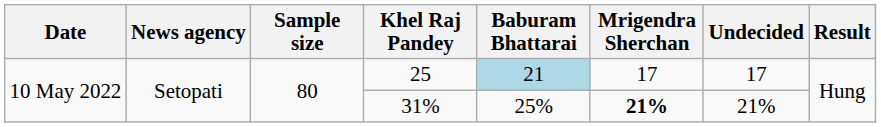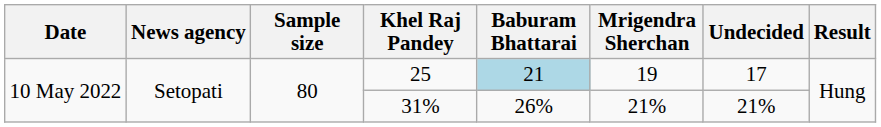(647, 74) 17 -> (647, 74) 19
(534, 106) 25% -> (534, 106) 26%
(647, 106) bold -> (647, 106) normal
